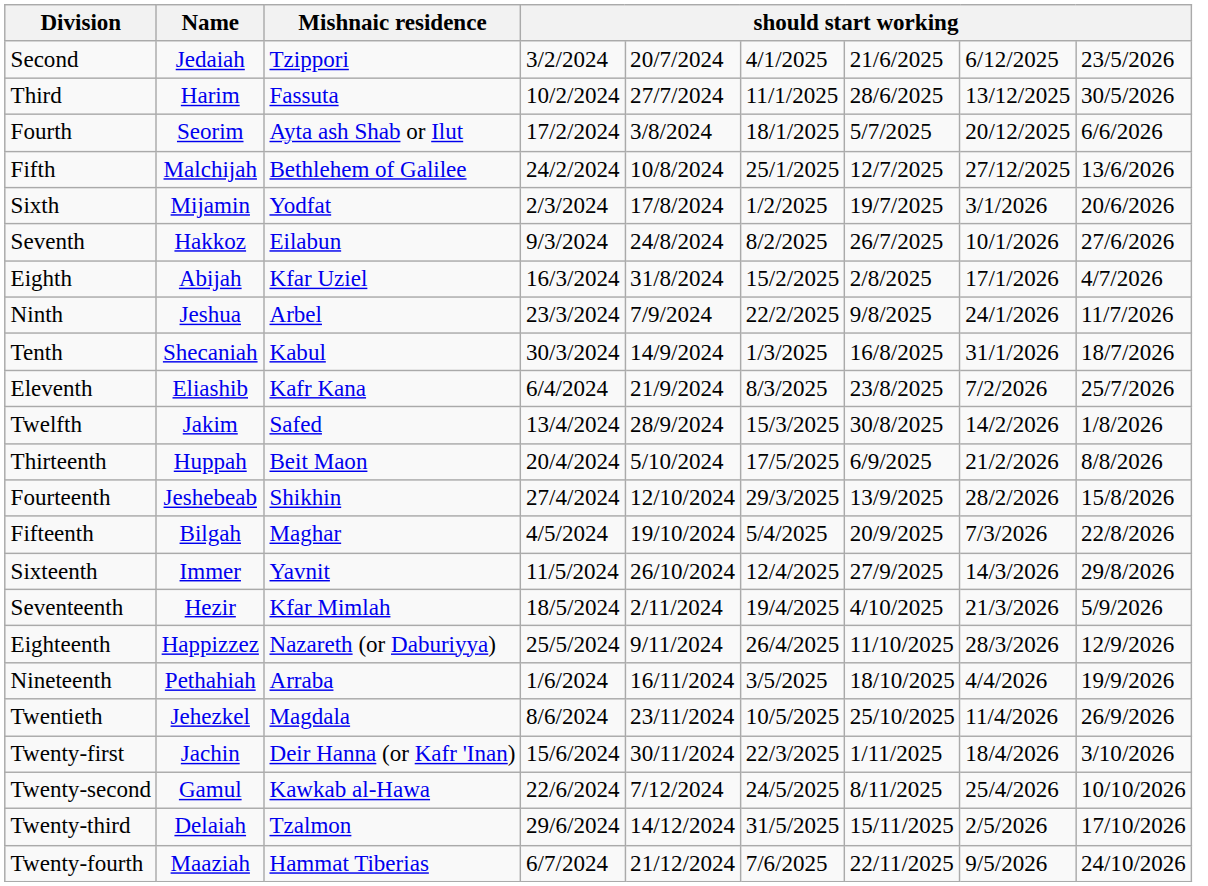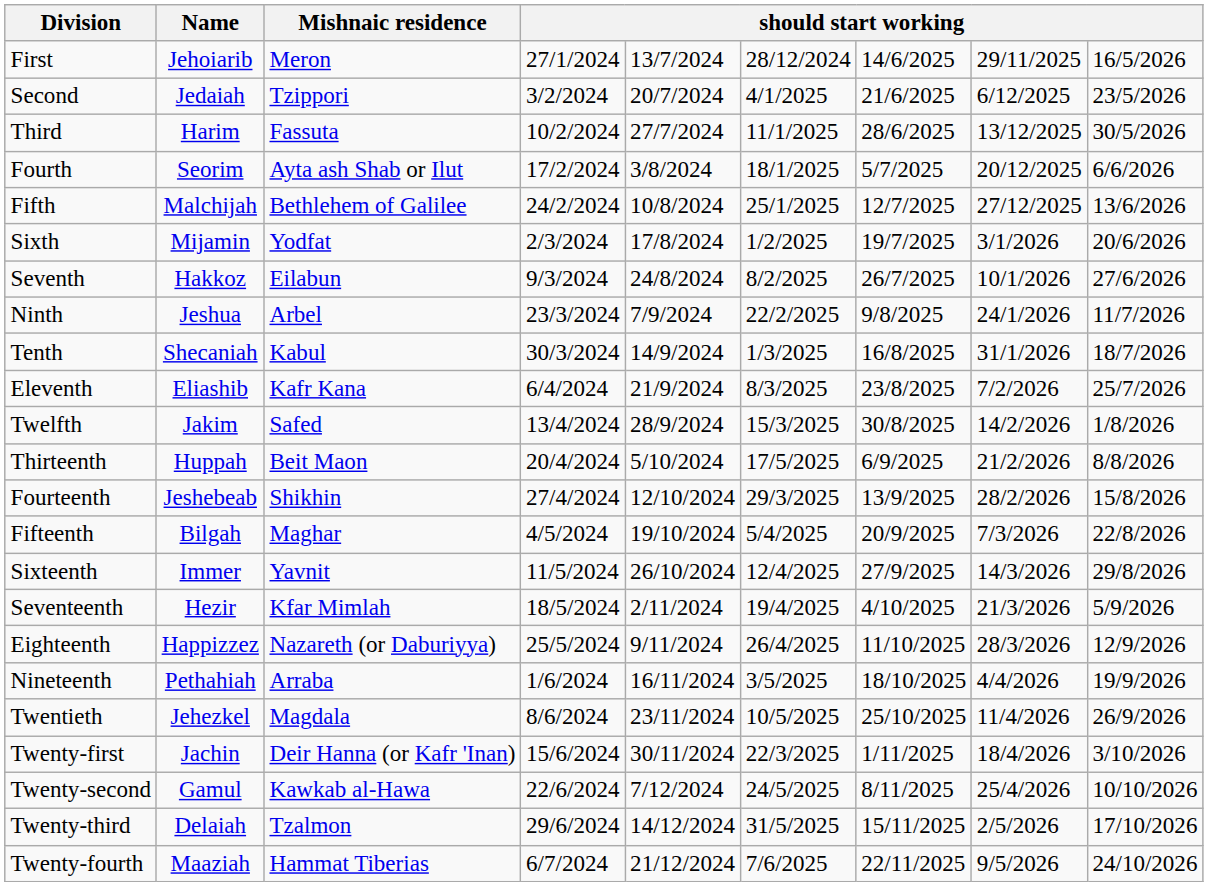+ row: (32, 59)
- row: (41, 278)
